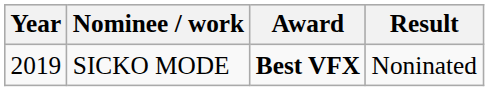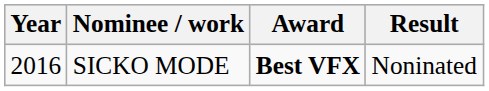(36, 64) 2019 -> (36, 64) 2016
